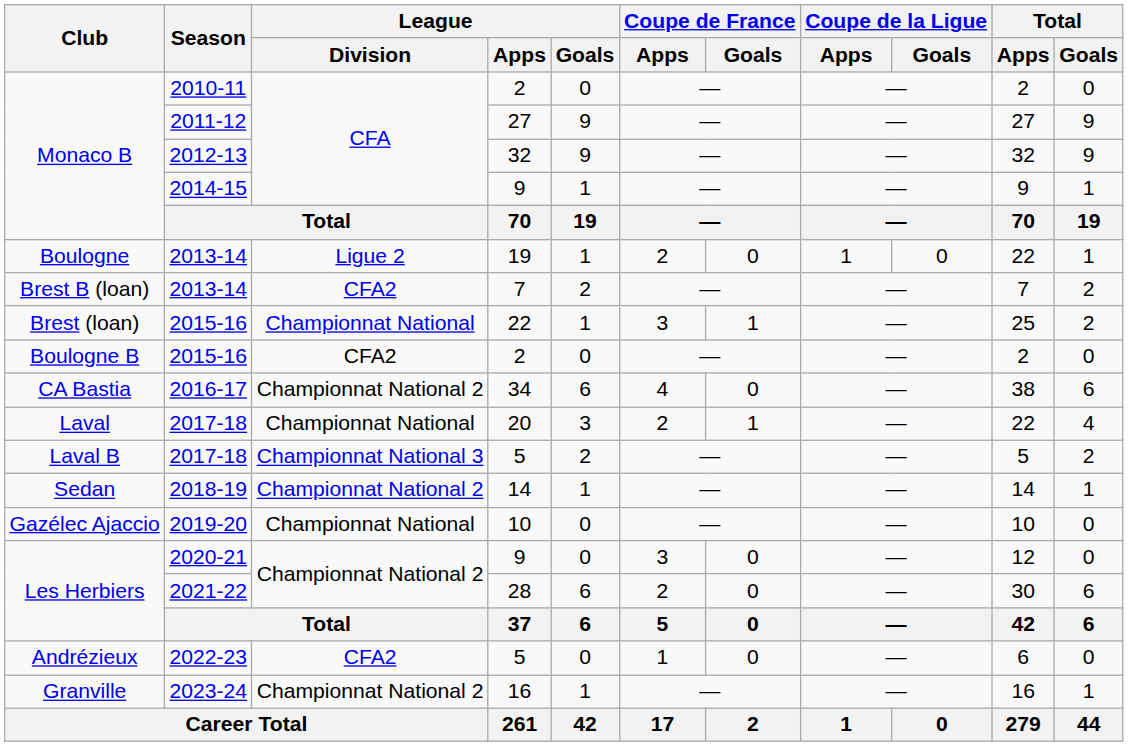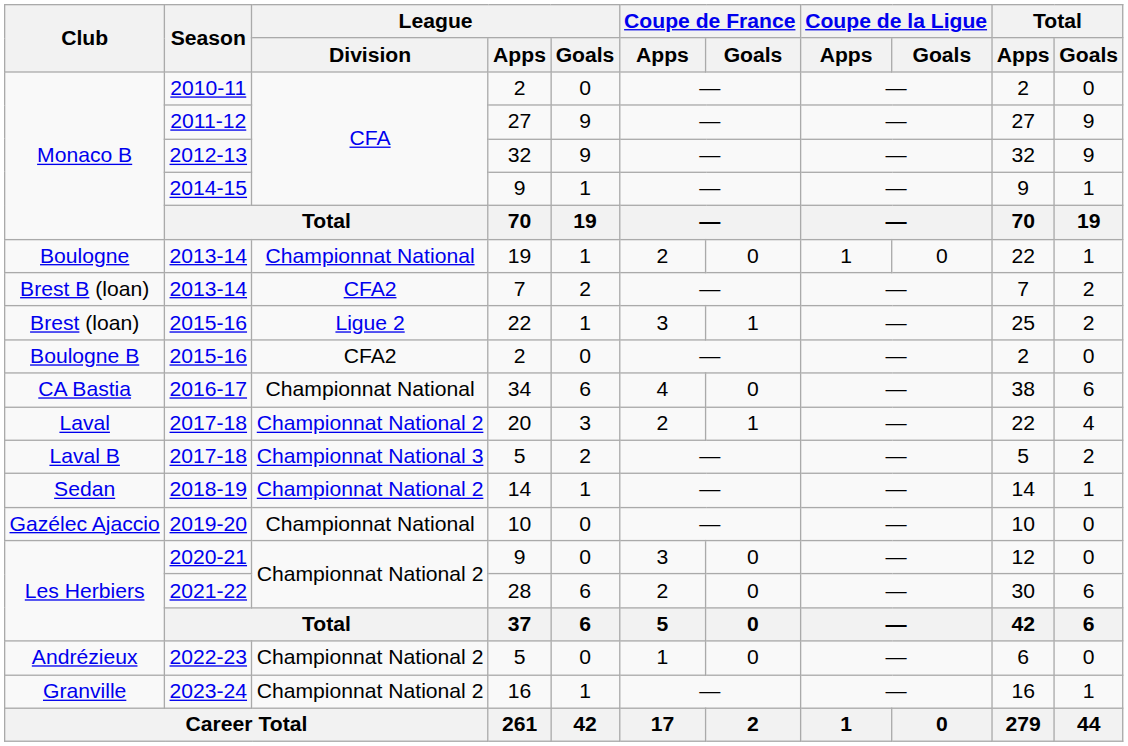(370, 255) Ligue 2 -> (370, 255) Championnat National
(370, 322) Championnat National -> (370, 322) Ligue 2
(370, 389) Championnat National 2 -> (370, 389) Championnat National
(370, 423) Championnat National -> (370, 423) Championnat National 2
(370, 657) CFA2 -> (370, 657) Championnat National 2
